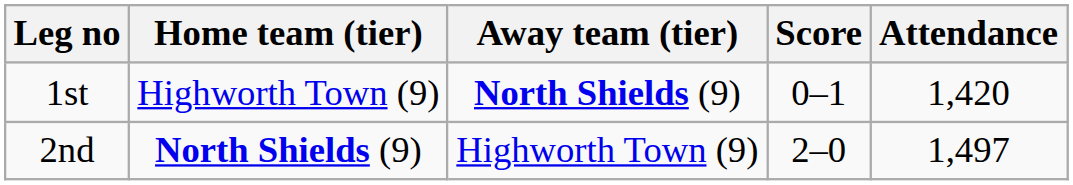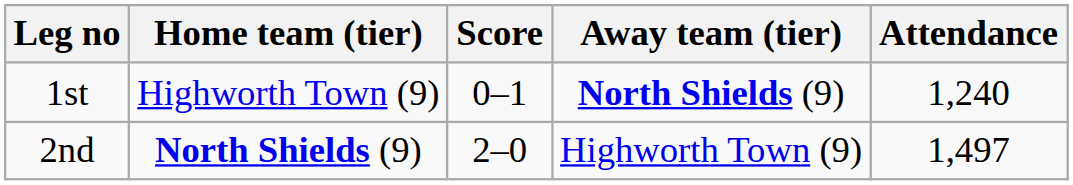columns swapped: (819, 33) <-> (607, 33)
(969, 91) 1,420 -> (969, 91) 1,240
